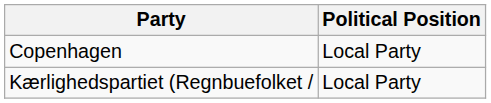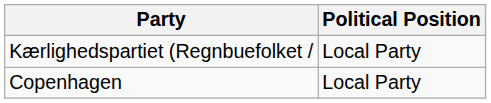rows swapped: (66, 51) <-> (161, 82)
